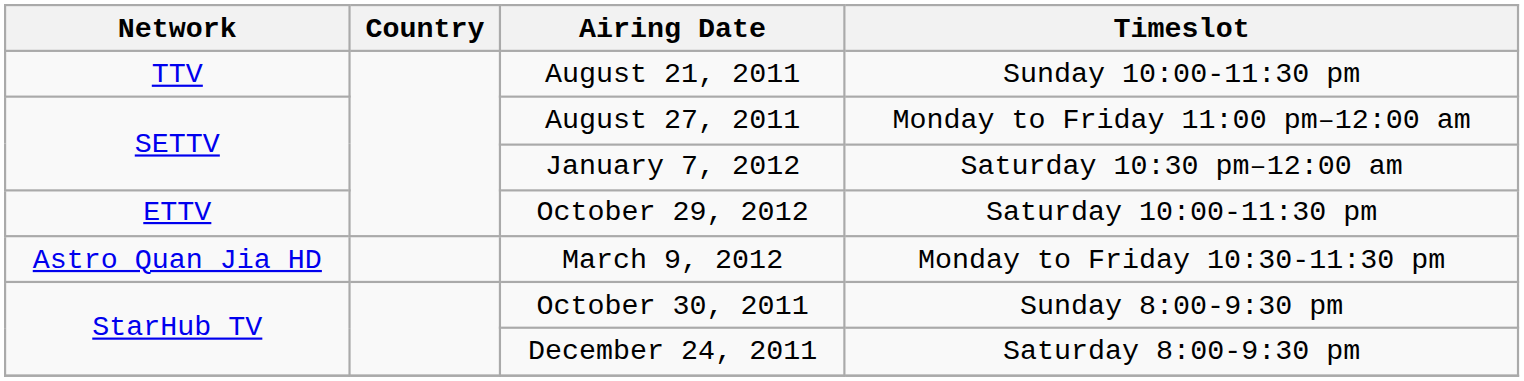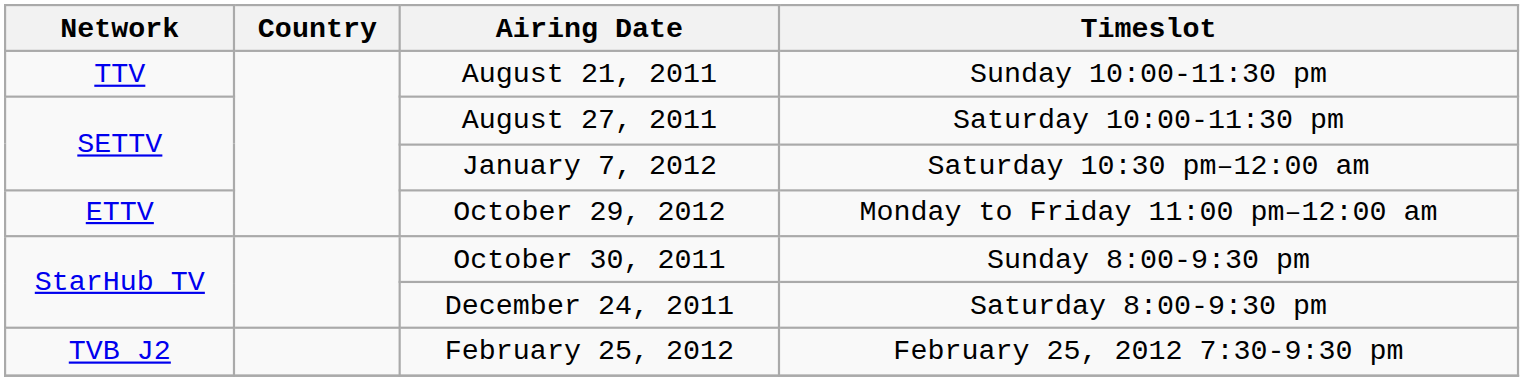(1182, 121) Monday to Friday 11:00 pm–12:00 am -> (1149, 121) Saturday 10:00-11:30 pm
(1182, 213) Saturday 10:00-11:30 pm -> (1149, 213) Monday to Friday 11:00 pm–12:00 am
- row: (673, 259)
+ row: (589, 352)
